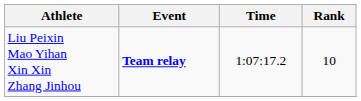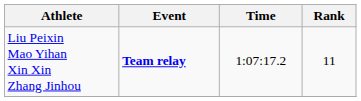(329, 61) 10 -> (329, 61) 11
